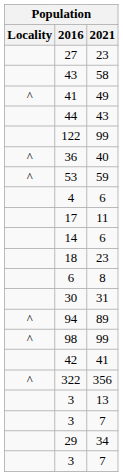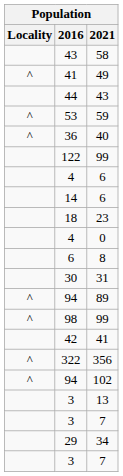- row: (71, 55)
rows swapped: (71, 177) <-> (71, 136)
- row: (71, 217)
+ row: (71, 237)
+ row: (71, 380)
